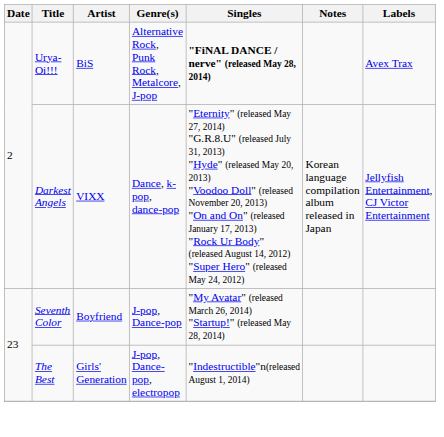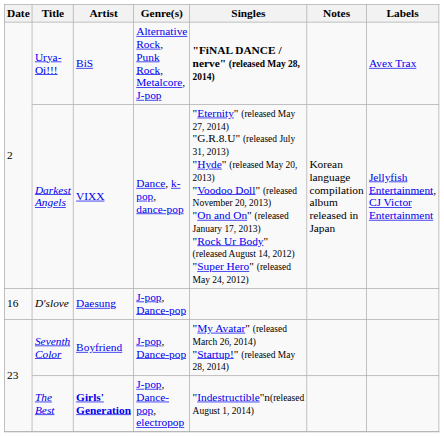+ row: (52, 303)
(101, 373) normal -> (104, 403) bold
